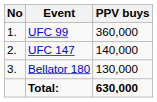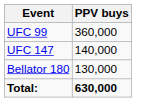- column: (15, 13)
